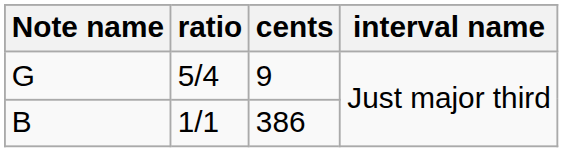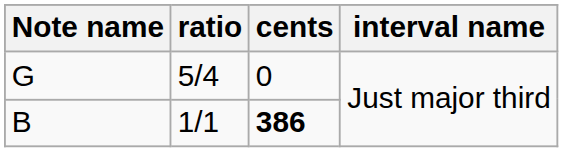(264, 75) 9 -> (264, 75) 0
(281, 122) normal -> (281, 122) bold
